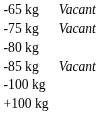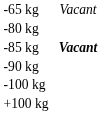- row: (21, 28)
(77, 66) normal -> (78, 47) bold
+ row: (21, 66)
